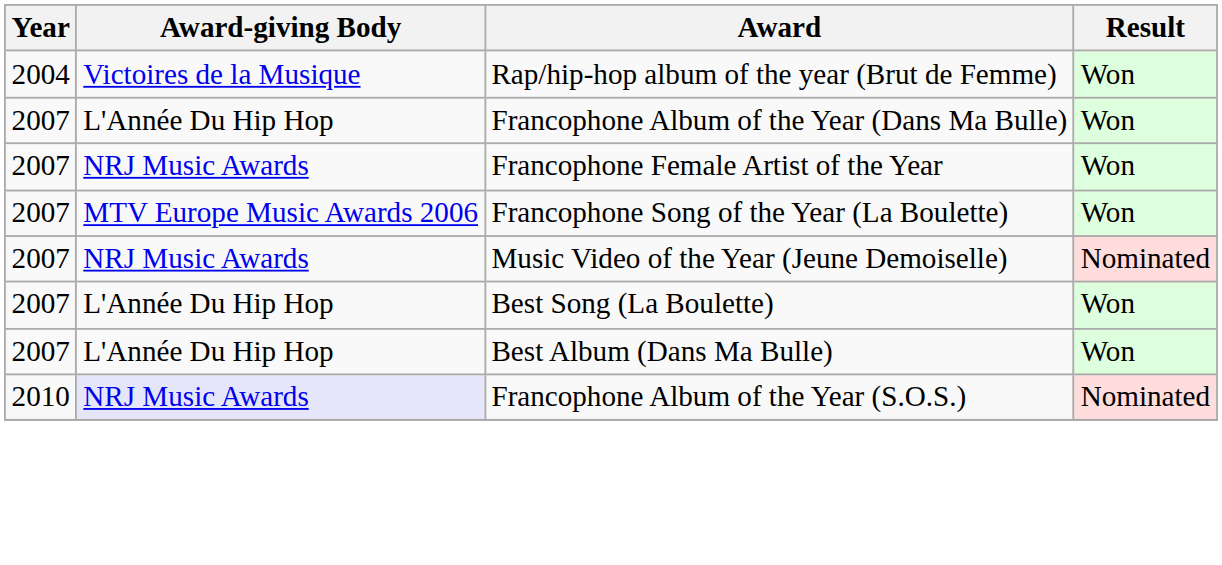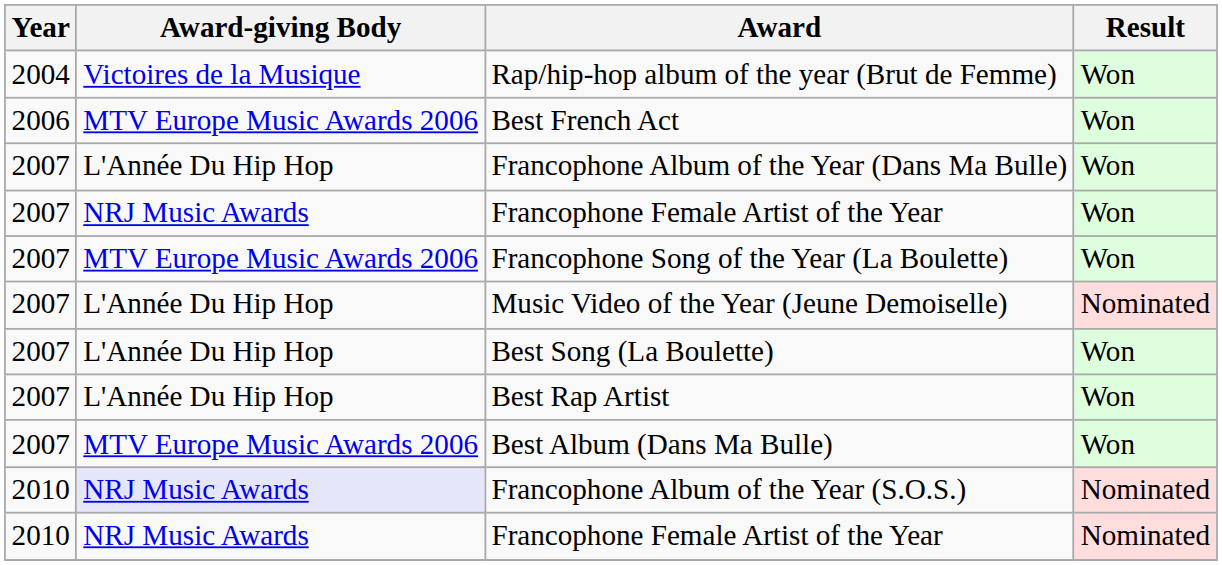+ row: (41, 119)
(196, 258) NRJ Music Awards -> (208, 304) L'Année Du Hip Hop
+ row: (41, 397)
(208, 350) L'Année Du Hip Hop -> (281, 443) MTV Europe Music Awards 2006
+ row: (41, 535)
